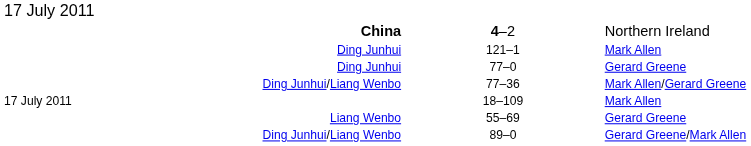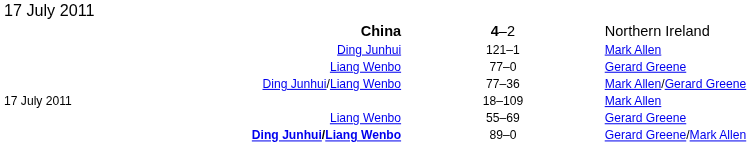(369, 67) Ding Junhui -> (365, 67) Liang Wenbo
(332, 135) normal -> (326, 135) bold
